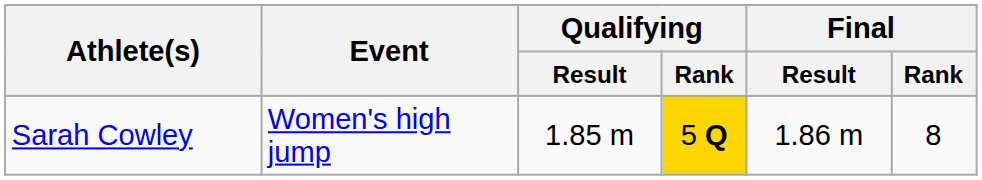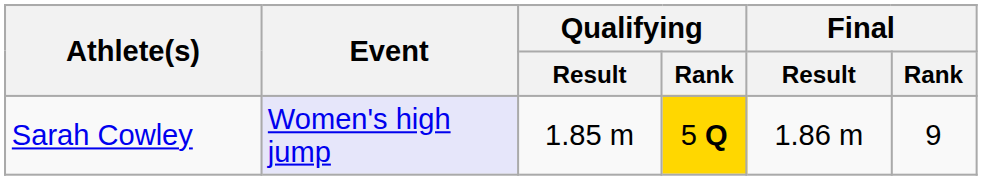(359, 135) no background -> (359, 135) lavender background
(933, 135) 8 -> (933, 135) 9
